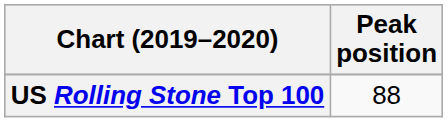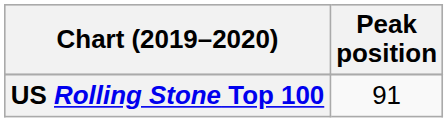(387, 95) 88 -> (387, 95) 91
